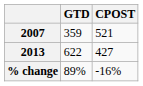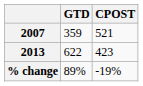(104, 52) 427 -> (104, 52) 423
(108, 71) -16% -> (108, 71) -19%
